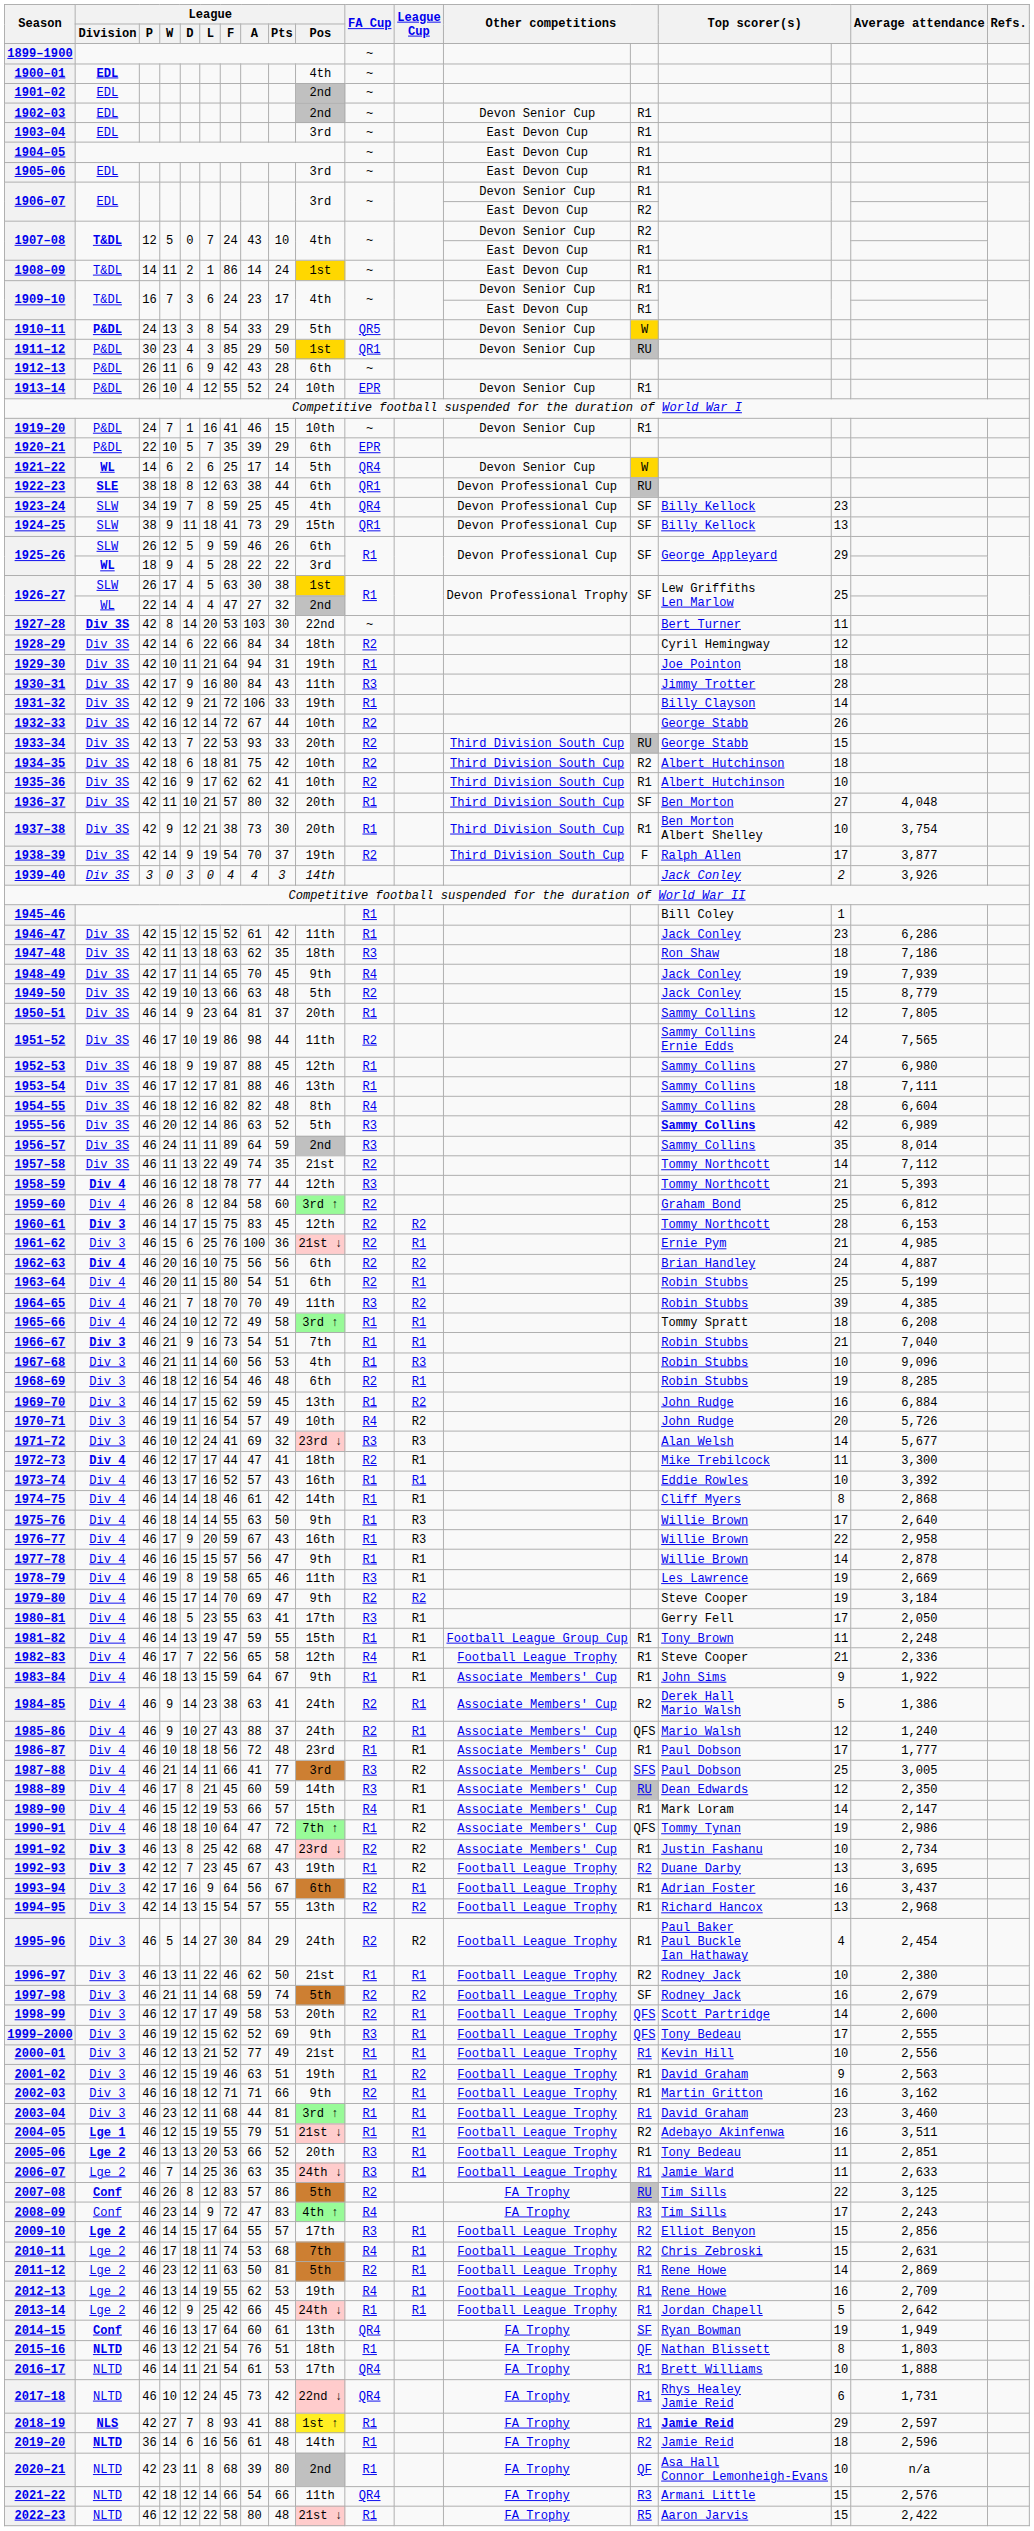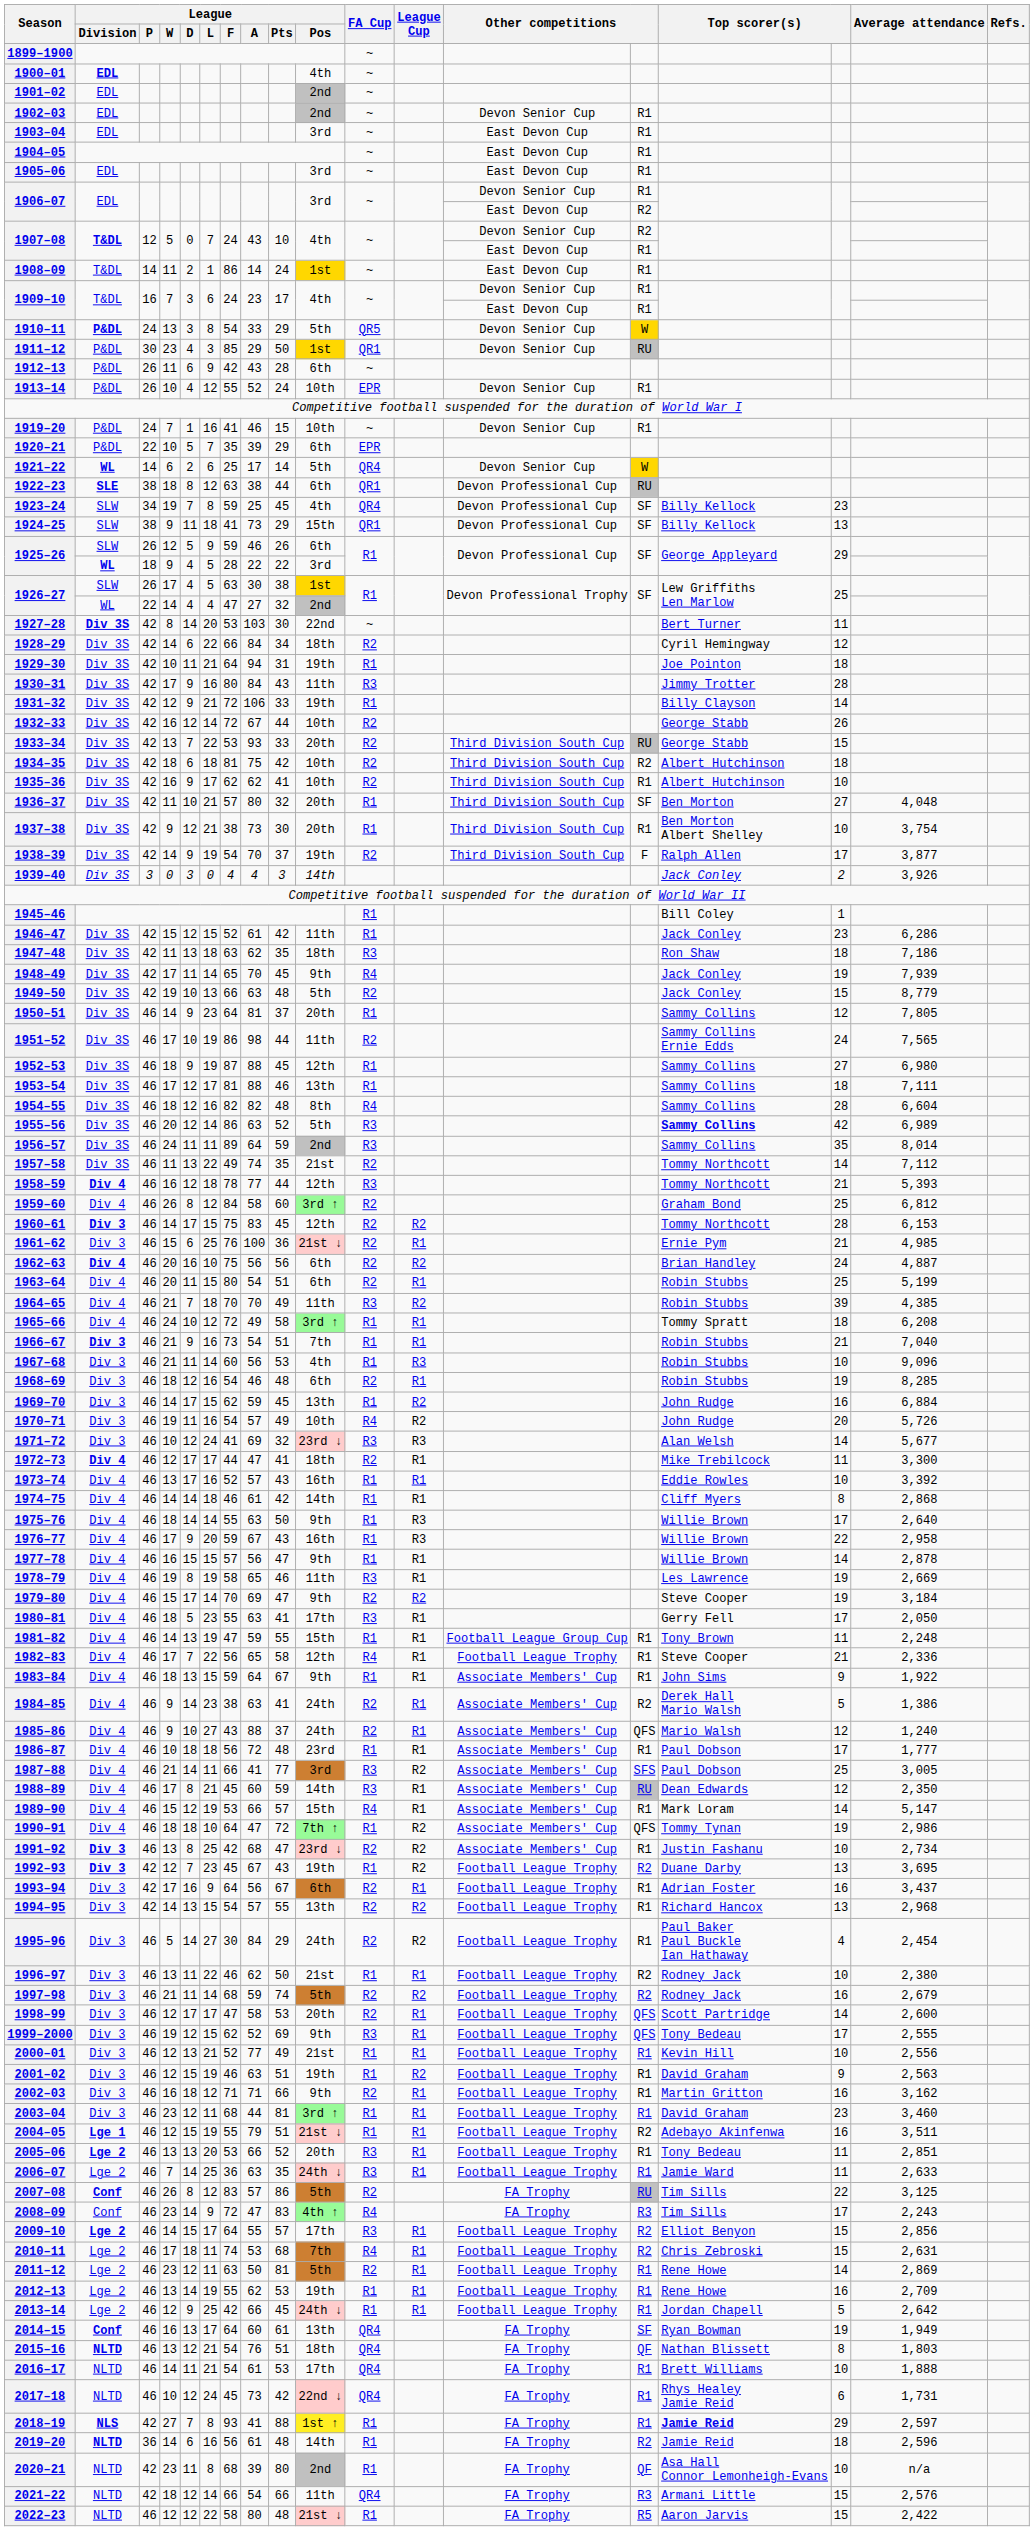(919, 1810) 2,147 -> (919, 1810) 5,147
(645, 1995) SF -> (645, 1995) R2
(231, 2015) 49 -> (231, 2015) 47
(370, 2291) R4 -> (370, 2291) R1
(370, 2350) R1 -> (370, 2350) QR4
